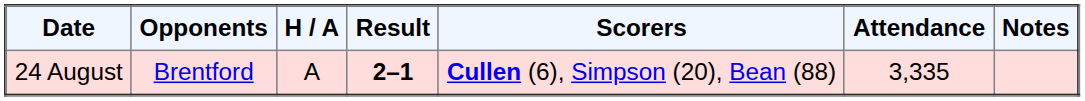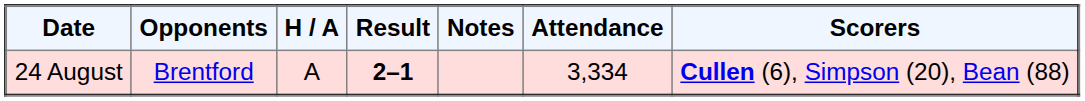columns swapped: (642, 28) <-> (1036, 28)
(919, 72) 3,335 -> (597, 72) 3,334
